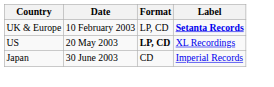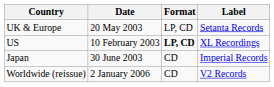(101, 27) 10 February 2003 -> (116, 27) 20 May 2003
(210, 27) bold -> (232, 27) normal
(92, 43) 20 May 2003 -> (125, 43) 10 February 2003
+ row: (46, 74)
